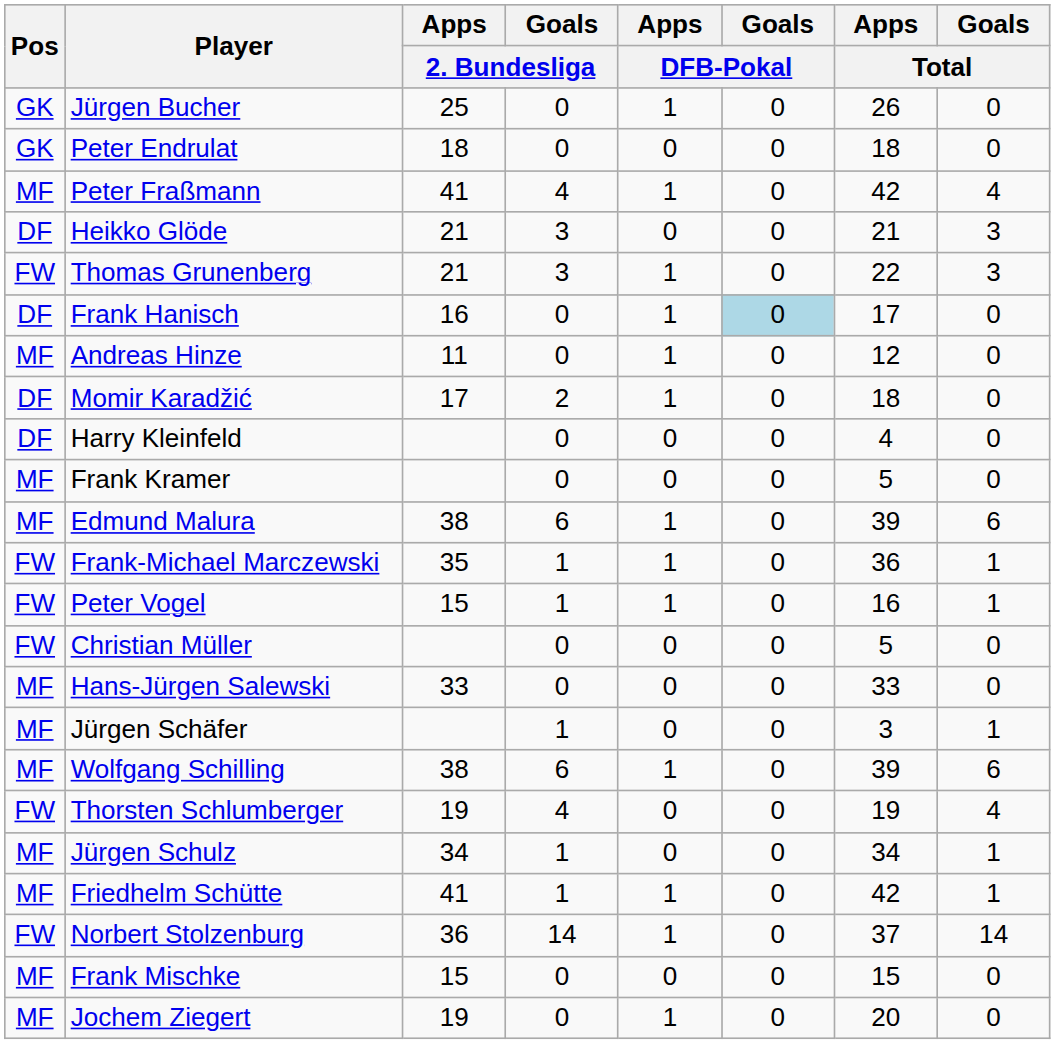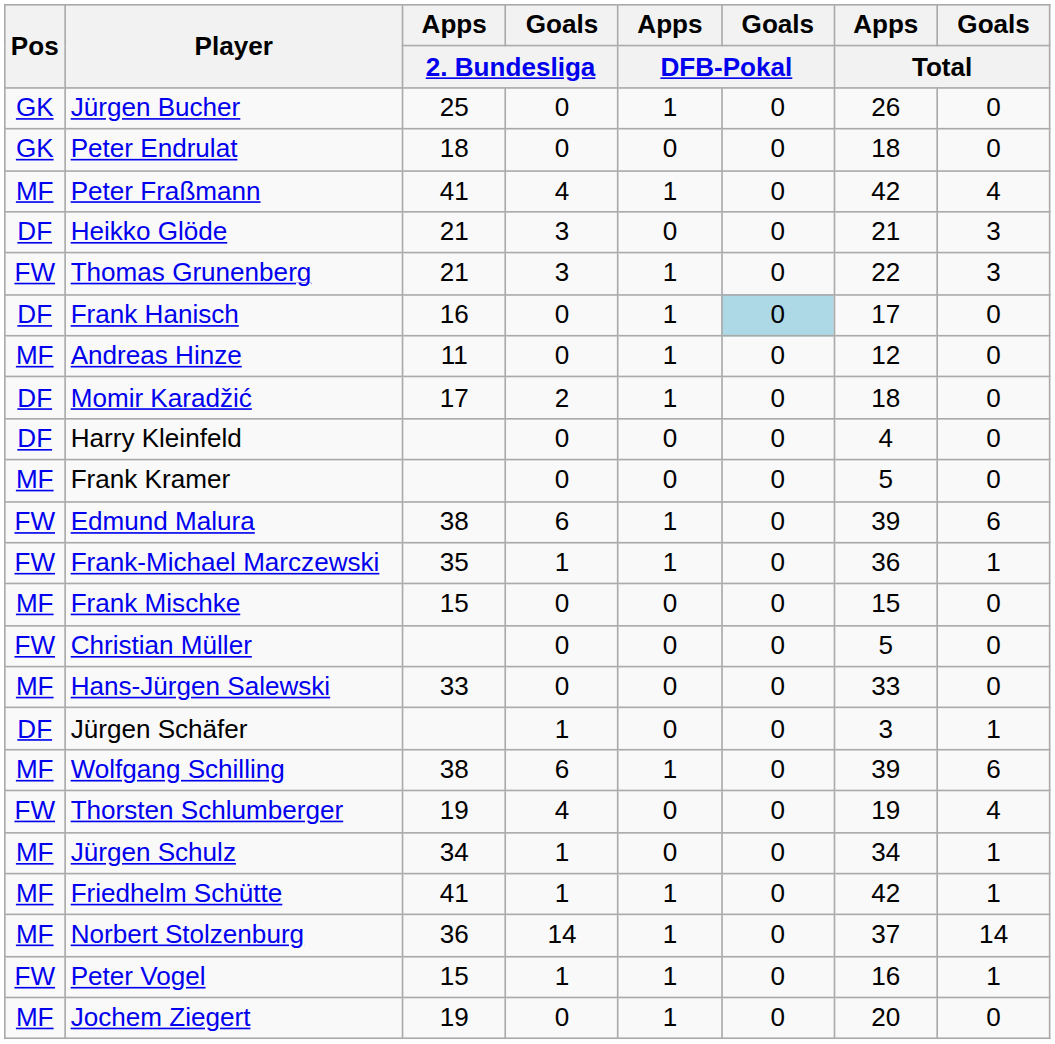(35, 521) MF -> (35, 521) FW
rows swapped: (155, 976) <-> (138, 604)
(35, 728) MF -> (35, 728) DF
(35, 935) FW -> (35, 935) MF
